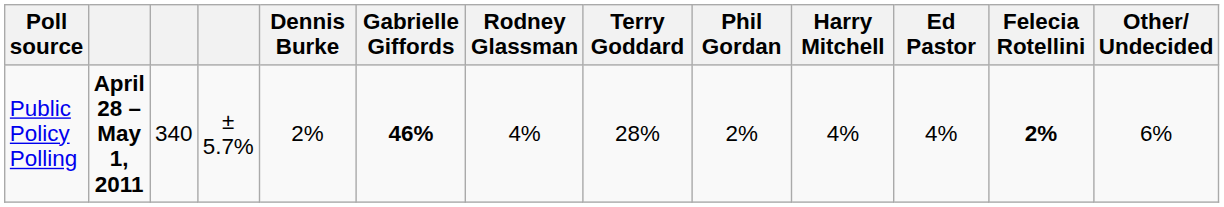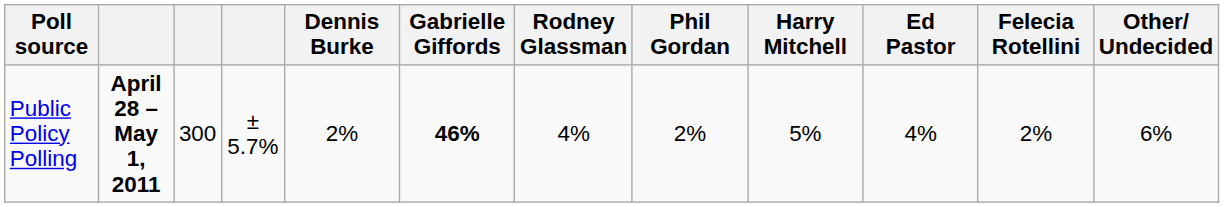- column: (637, 34)
(174, 133) 340 -> (198, 133) 300
(843, 133) 4% -> (805, 133) 5%
(1041, 133) bold -> (1036, 133) normal
